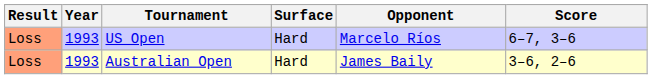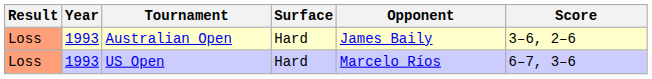rows swapped: (169, 62) <-> (135, 39)
